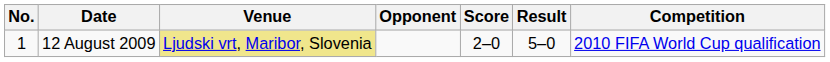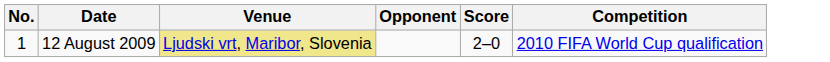- column: (542, 17)
